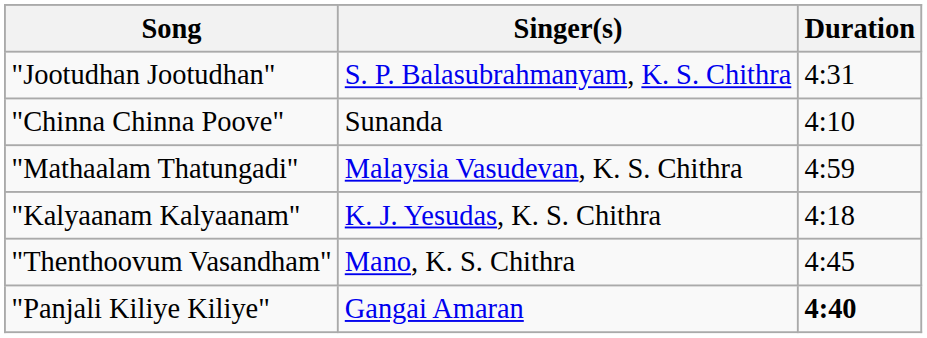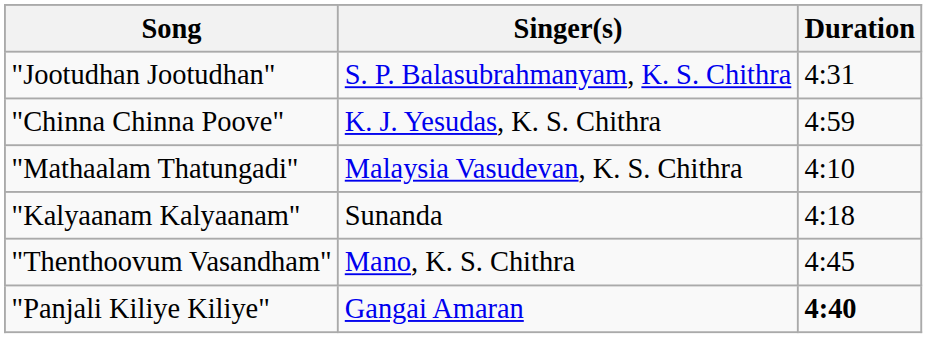(394, 121) Sunanda -> (503, 121) K. J. Yesudas, K. S. Chithra
(830, 121) 4:10 -> (830, 121) 4:59
(830, 168) 4:59 -> (830, 168) 4:10
(503, 215) K. J. Yesudas, K. S. Chithra -> (394, 215) Sunanda
